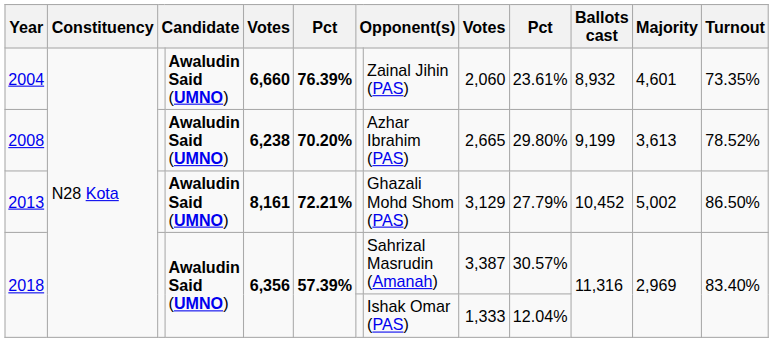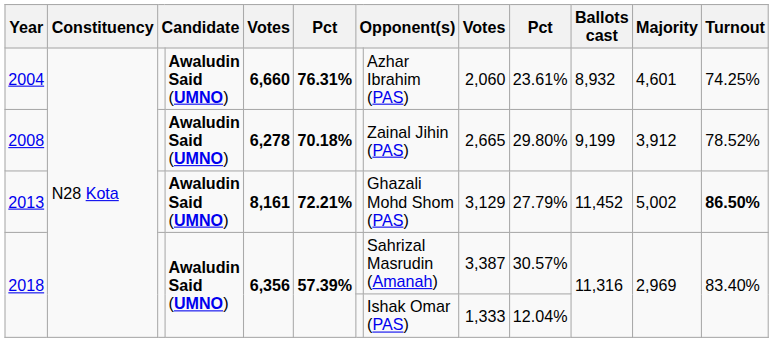(325, 79) 76.39% -> (325, 79) 76.31%
(408, 79) Zainal Jihin (PAS) -> (394, 79) Azhar Ibrahim (PAS)
(733, 79) 73.35% -> (733, 79) 74.25%
(270, 140) 6,238 -> (270, 140) 6,278
(325, 140) 70.20% -> (325, 140) 70.18%
(394, 140) Azhar Ibrahim (PAS) -> (408, 140) Zainal Jihin (PAS)
(656, 140) 3,613 -> (656, 140) 3,912
(600, 202) 10,452 -> (599, 202) 11,452
(733, 202) normal -> (733, 202) bold
